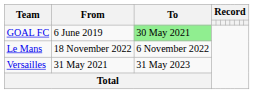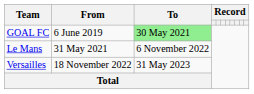(93, 49) 18 November 2022 -> (81, 49) 31 May 2021
(81, 65) 31 May 2021 -> (93, 65) 18 November 2022
